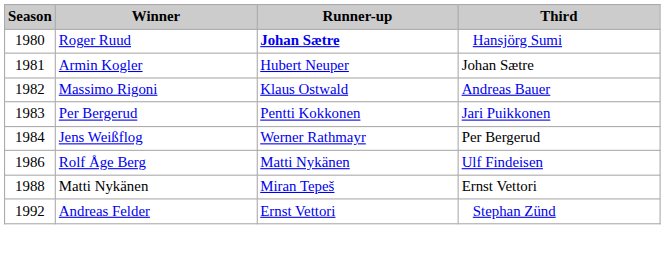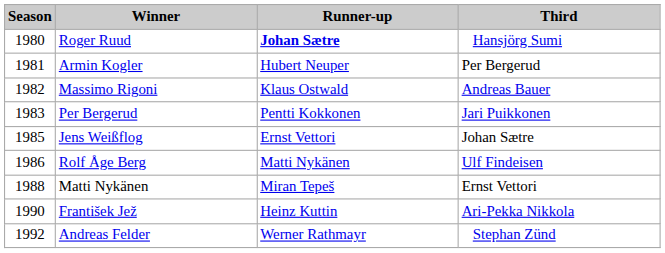(498, 65) Johan Sætre -> (501, 65) Per Bergerud
(30, 137) 1984 -> (30, 137) 1985
(313, 137) Werner Rathmayr -> (298, 137) Ernst Vettori
(501, 137) Per Bergerud -> (498, 137) Johan Sætre
+ row: (98, 210)
(298, 210) Ernst Vettori -> (313, 235) Werner Rathmayr
